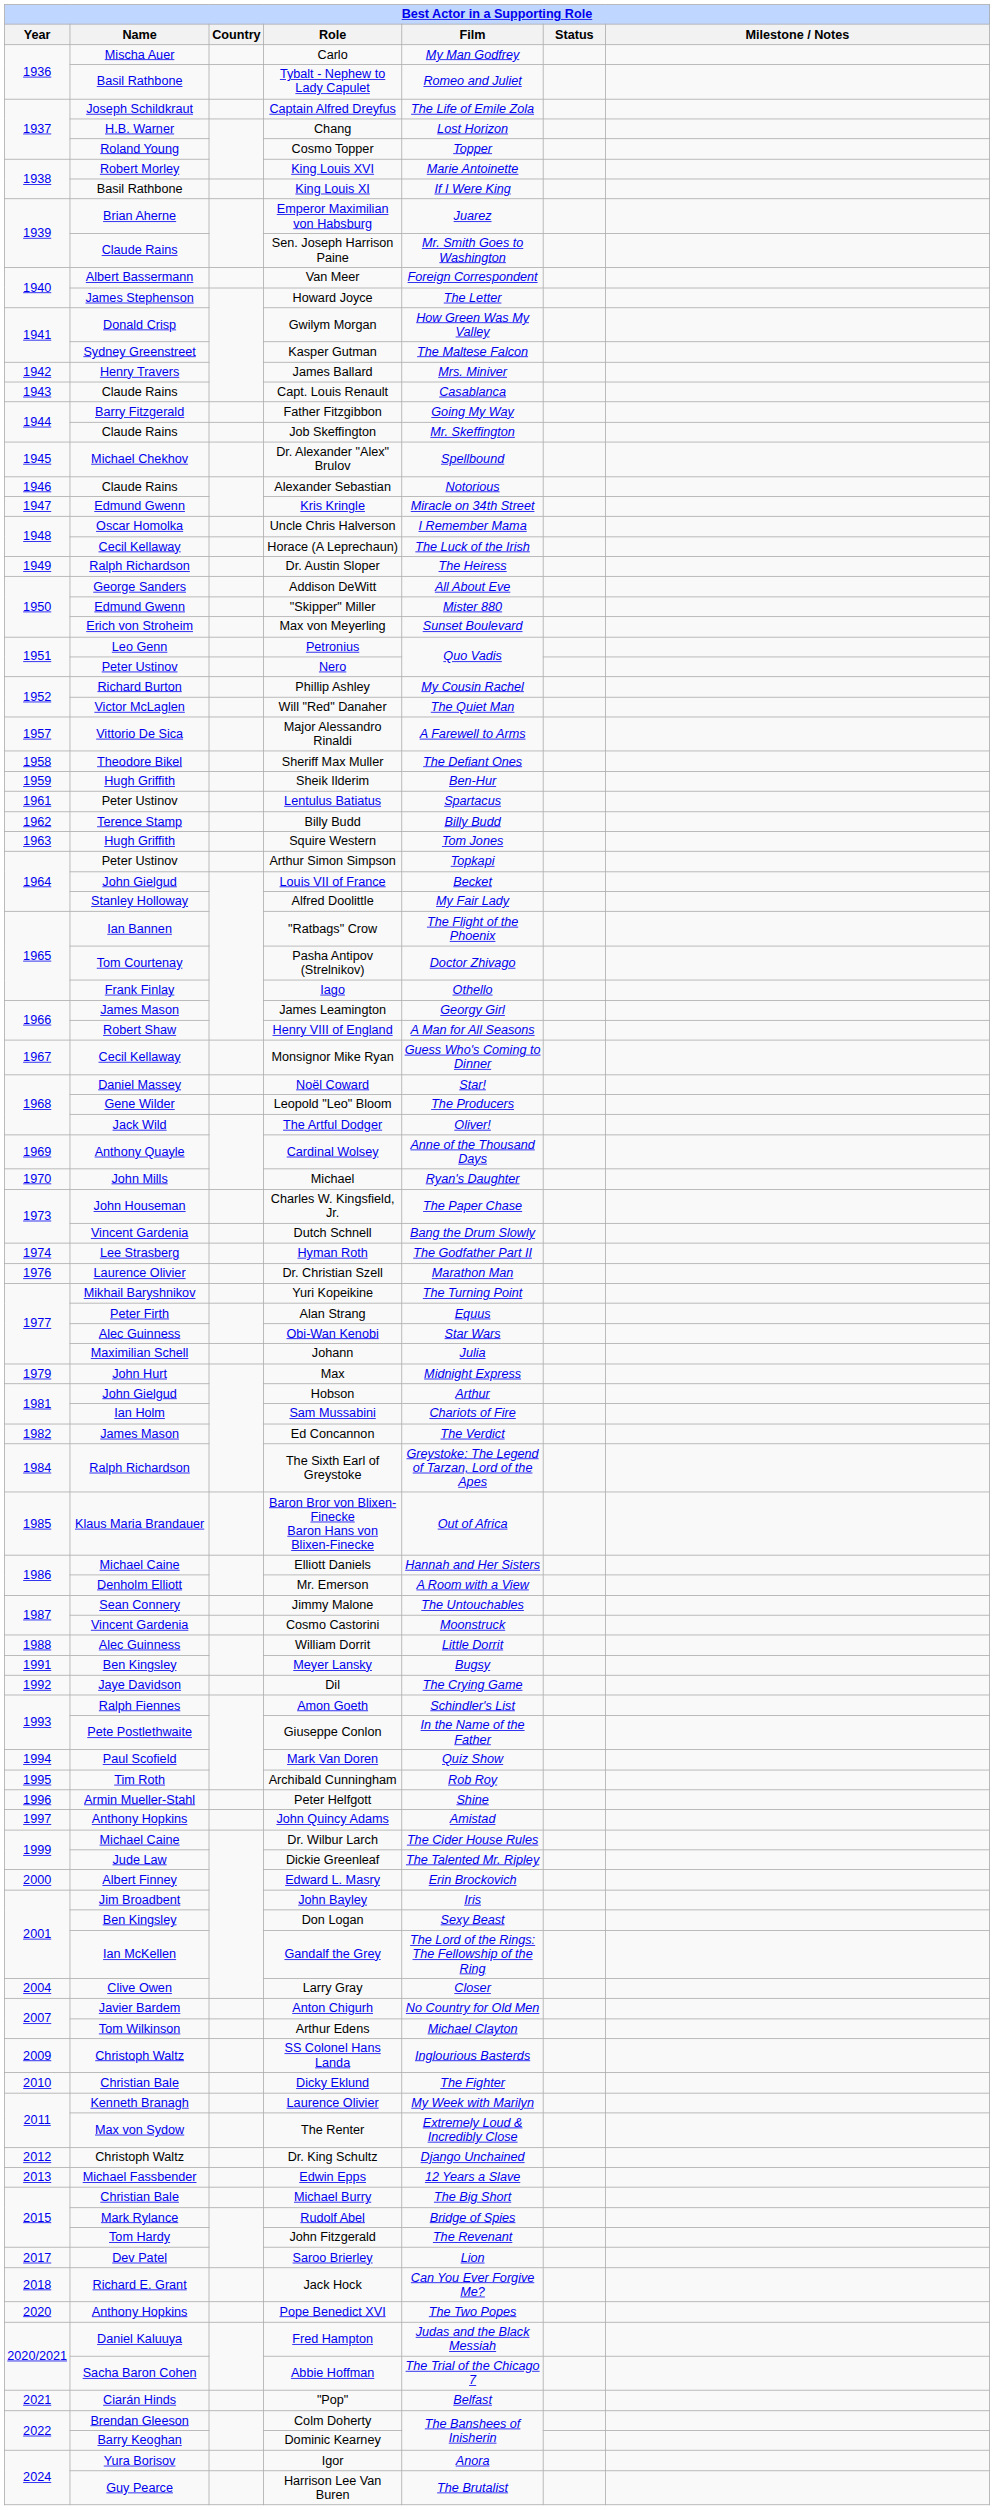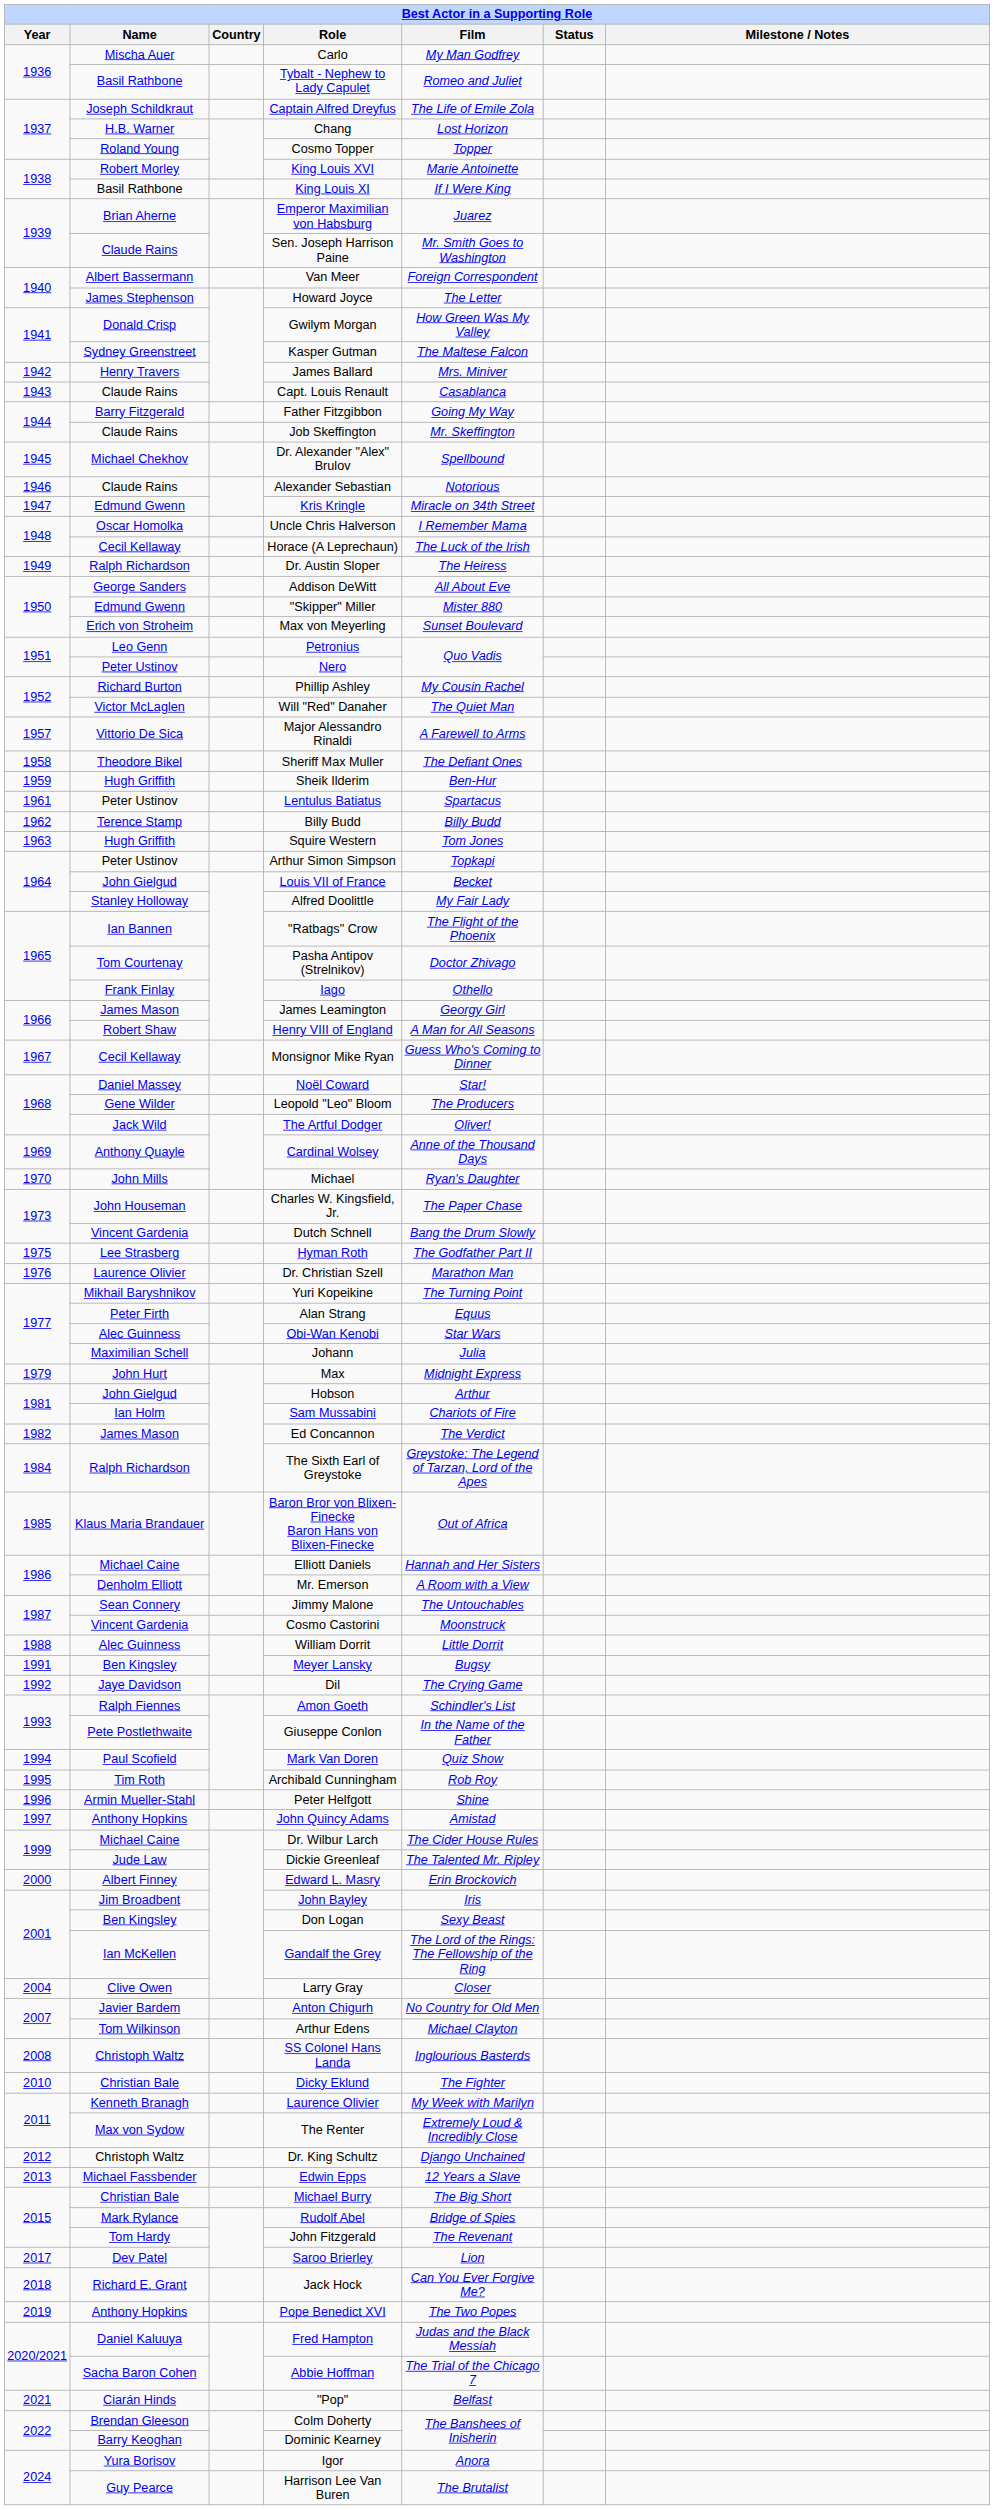(37, 1253) 1974 -> (37, 1253) 1975
(37, 2055) 2009 -> (37, 2055) 2008
(37, 2311) 2020 -> (37, 2311) 2019
